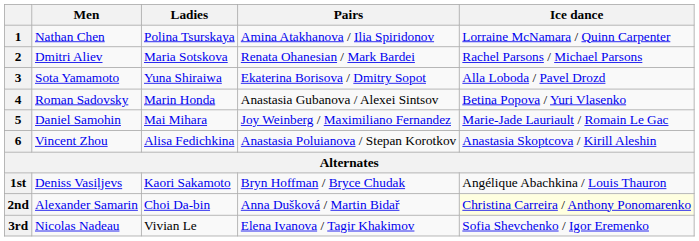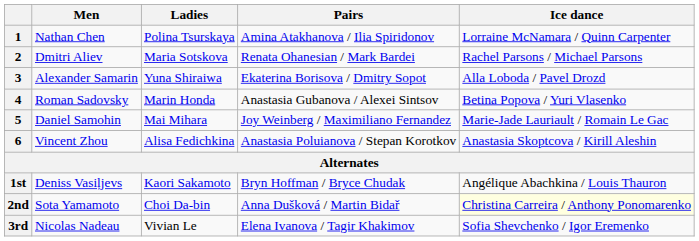(77, 78) Sota Yamamoto -> (86, 78) Alexander Samarin
(86, 204) Alexander Samarin -> (77, 204) Sota Yamamoto
